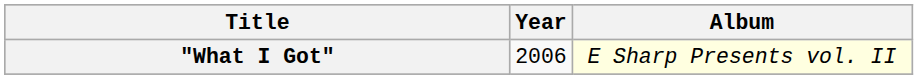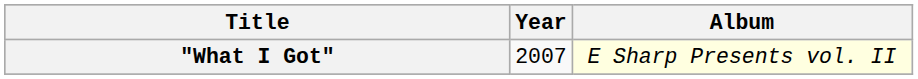(541, 57) 2006 -> (541, 57) 2007
